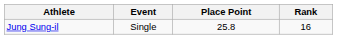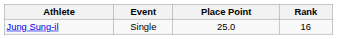(226, 27) 25.8 -> (226, 27) 25.0
